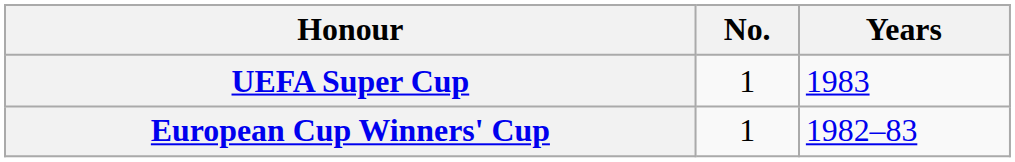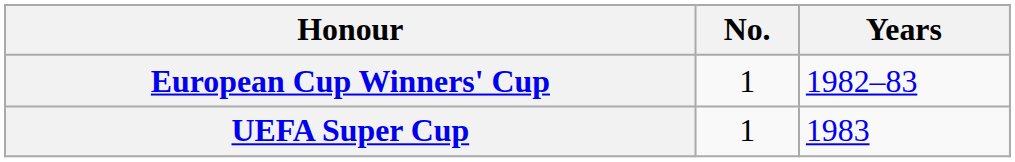rows swapped: (350, 130) <-> (350, 80)
